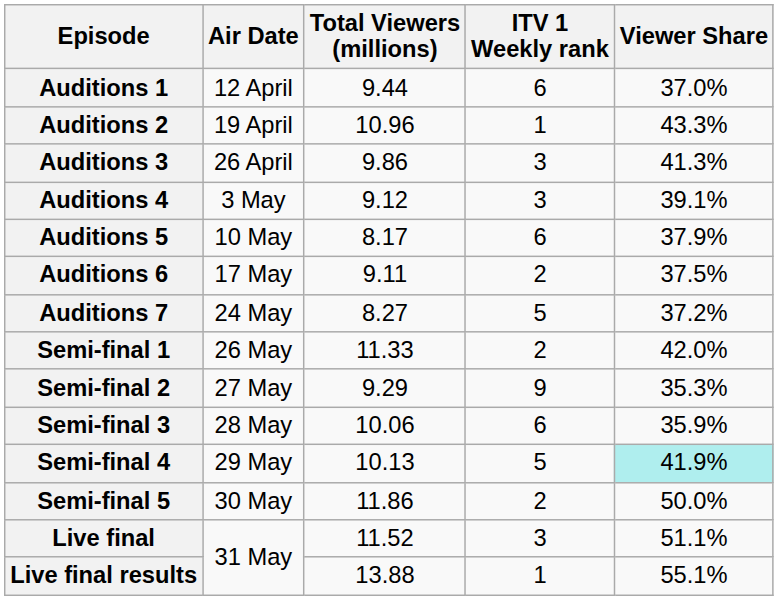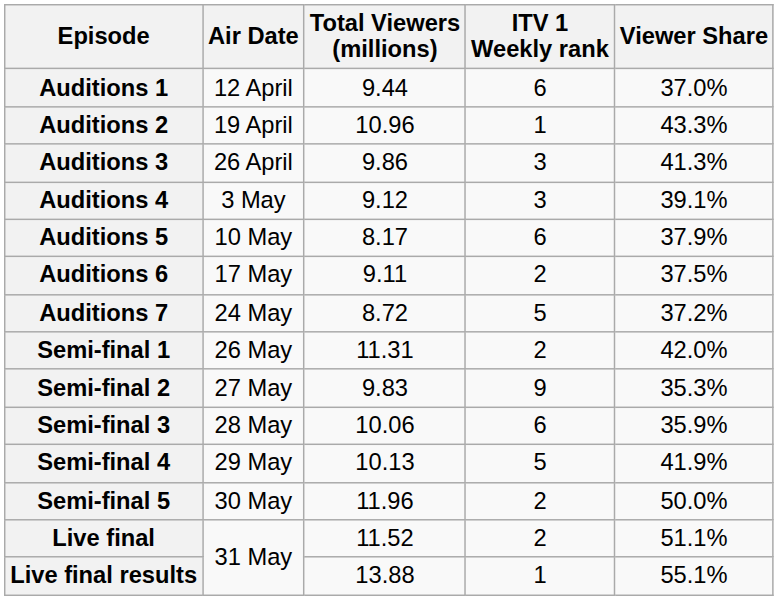(385, 312) 8.27 -> (385, 312) 8.72
(385, 350) 11.33 -> (385, 350) 11.31
(385, 387) 9.29 -> (385, 387) 9.83
(694, 463) paleturquoise background -> (694, 463) no background
(385, 500) 11.86 -> (385, 500) 11.96
(540, 538) 3 -> (540, 538) 2
